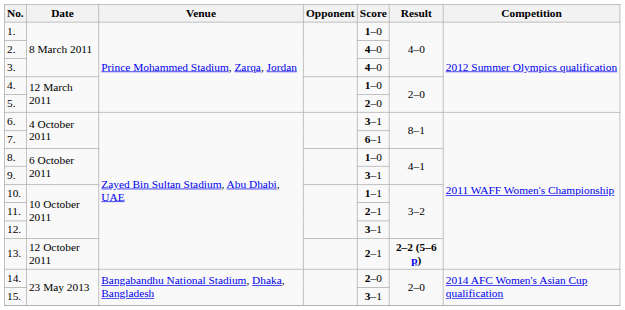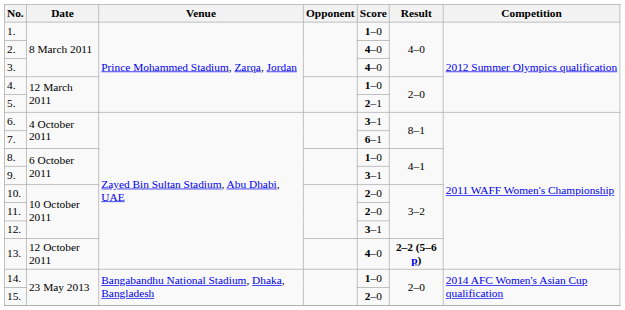(373, 103) 2–0 -> (373, 103) 2–1
(373, 193) 1–1 -> (373, 193) 2–0
(373, 211) 2–1 -> (373, 211) 2–0
(373, 254) 2–1 -> (373, 254) 4–0
(373, 278) 2–0 -> (373, 278) 1–0
(373, 296) 3–1 -> (373, 296) 2–0
